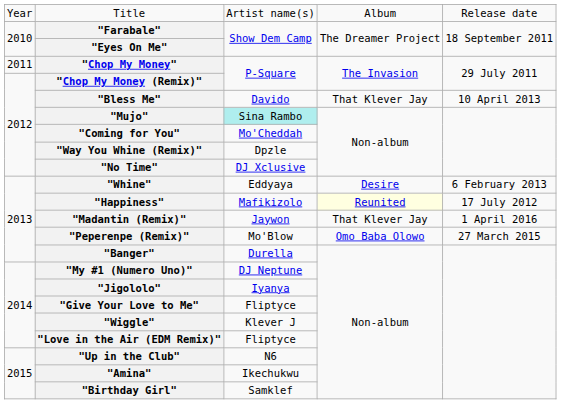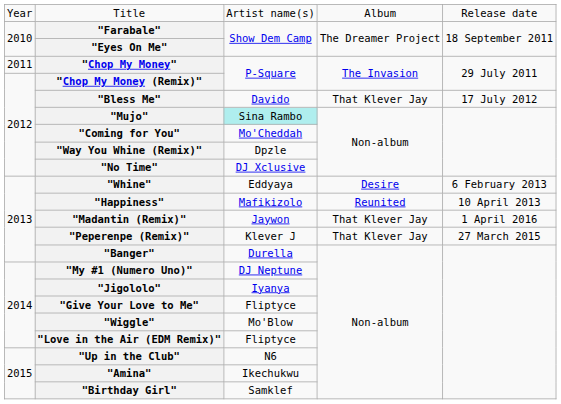(499, 99) 10 April 2013 -> (499, 99) 17 July 2012
(380, 202) lightyellow background -> (380, 202) no background
(499, 202) 17 July 2012 -> (499, 202) 10 April 2013
(271, 236) Mo'Blow -> (271, 236) Klever J
(380, 236) Omo Baba Olowo -> (380, 236) That Klever Jay
(271, 322) Klever J -> (271, 322) Mo'Blow
